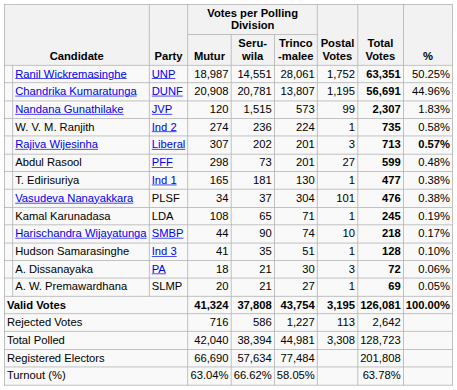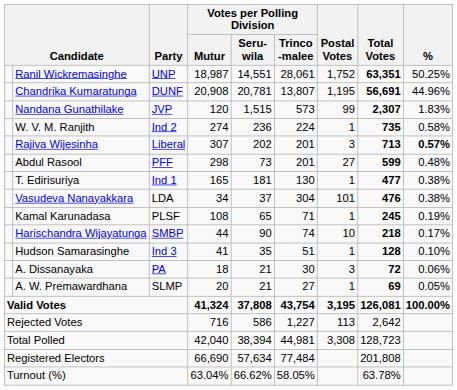(166, 198) PLSF -> (163, 198) LDA
(163, 216) LDA -> (166, 216) PLSF
